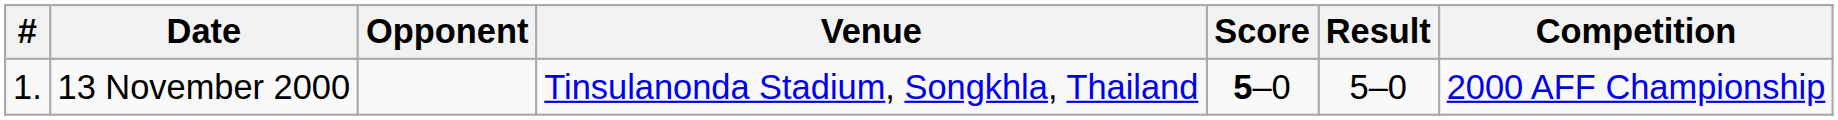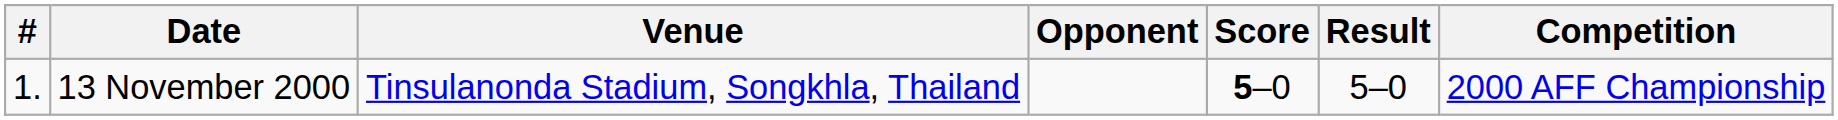columns swapped: (871, 31) <-> (447, 31)
